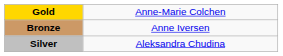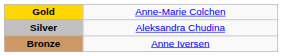rows swapped: (44, 43) <-> (44, 28)
